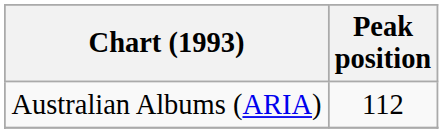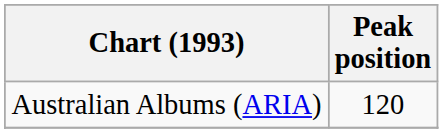(383, 104) 112 -> (383, 104) 120
